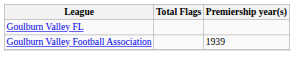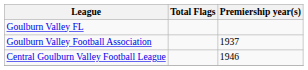(246, 42) 1939 -> (260, 42) 1937
+ row: (86, 57)
